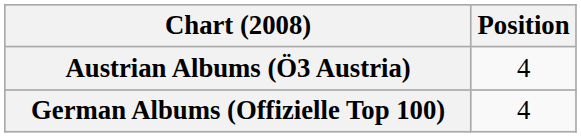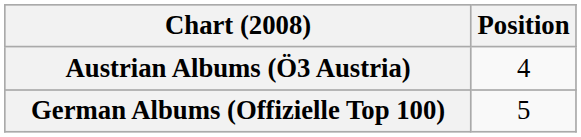(524, 110) 4 -> (524, 110) 5
